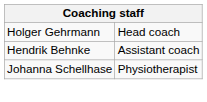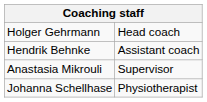+ row: (54, 69)
